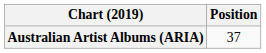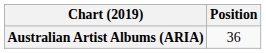(234, 37) 37 -> (234, 37) 36
